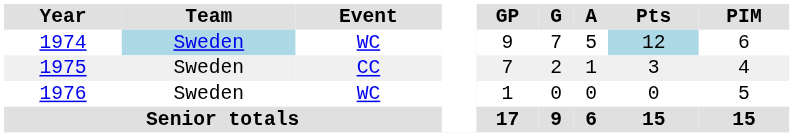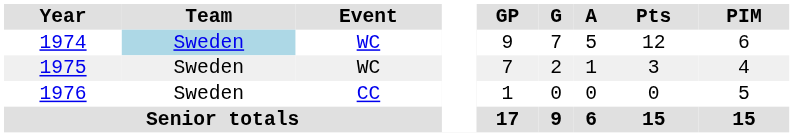(654, 43) lightblue background -> (654, 43) no background
(368, 68) CC -> (368, 68) WC
(368, 94) WC -> (368, 94) CC
